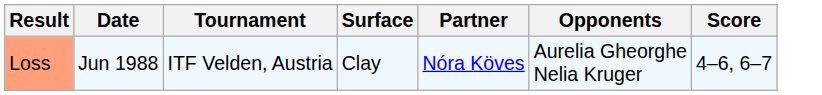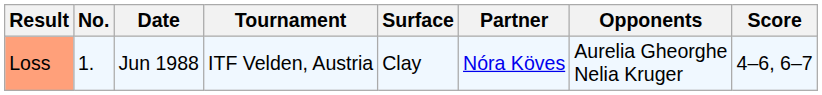+ column: (94, 19)
